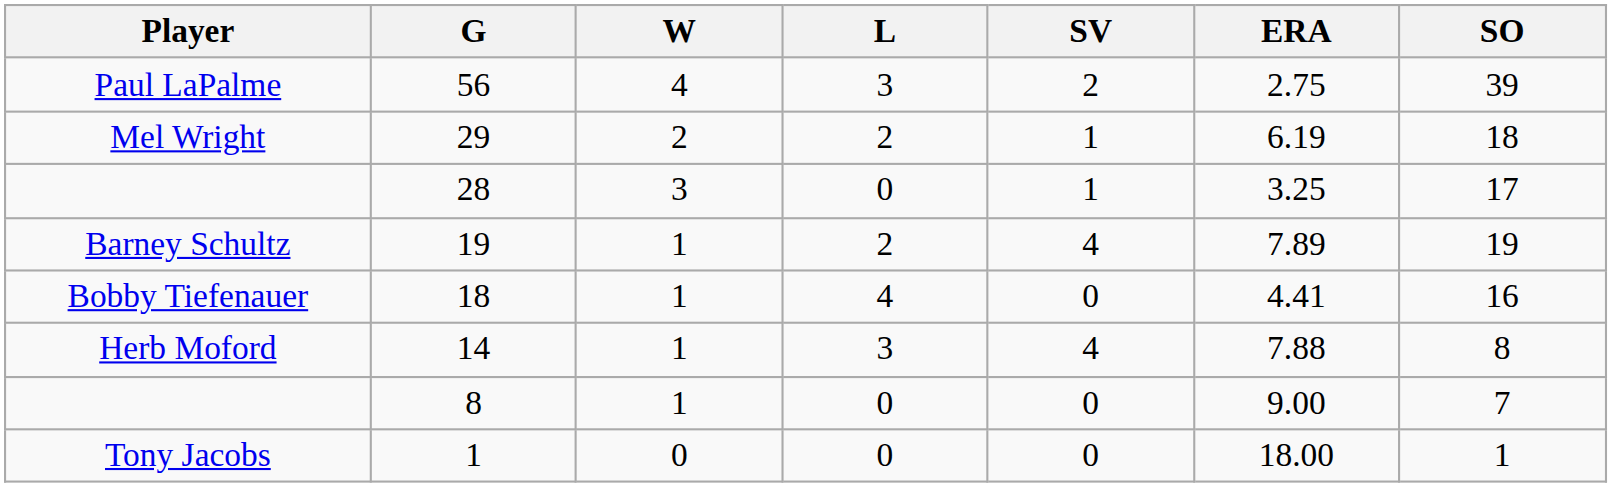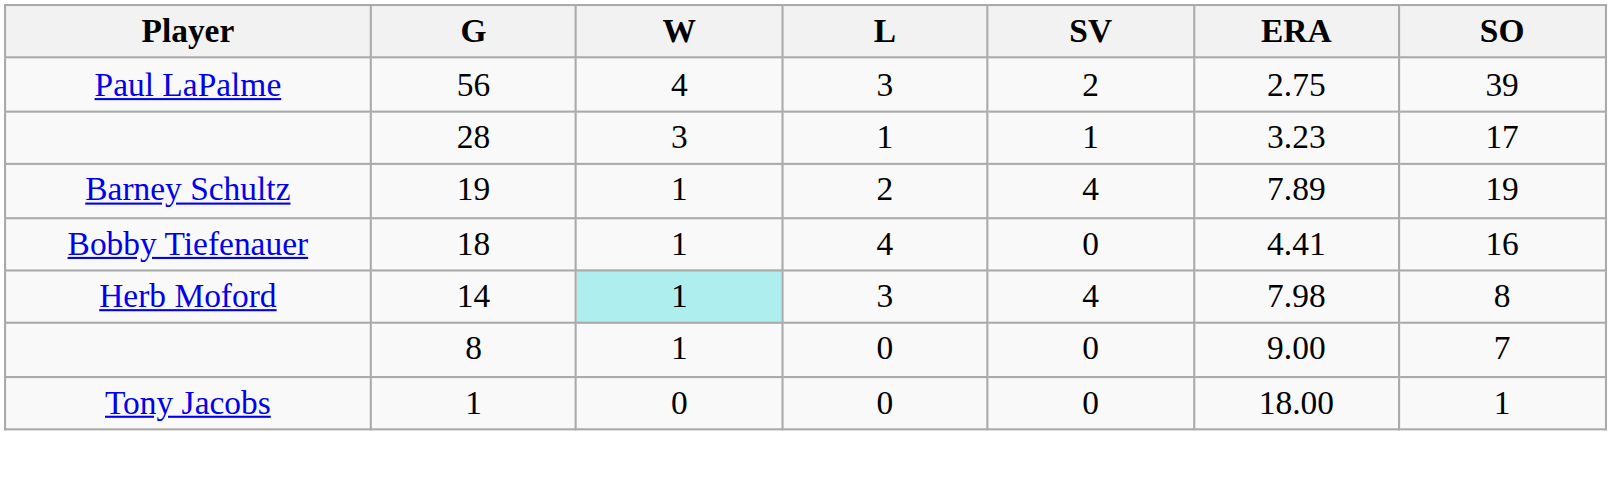- row: (474, 137)
(885, 190) 0 -> (885, 137) 1
(1296, 190) 3.25 -> (1296, 137) 3.23
(679, 349) no background -> (679, 296) paleturquoise background
(1296, 349) 7.88 -> (1296, 296) 7.98
